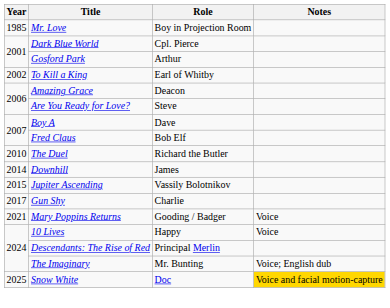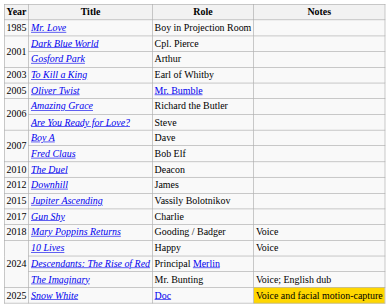(17, 75) 2002 -> (17, 75) 2003
+ row: (55, 91)
(170, 91) Deacon -> (191, 106) Richard the Butler
(191, 153) Richard the Butler -> (170, 169) Deacon
(17, 169) 2014 -> (17, 185) 2012
(17, 216) 2021 -> (17, 232) 2018
